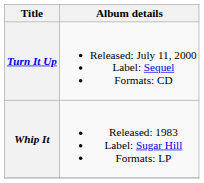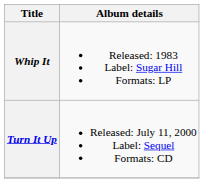rows swapped: (32, 139) <-> (32, 61)
